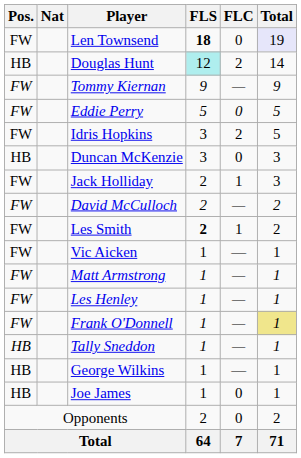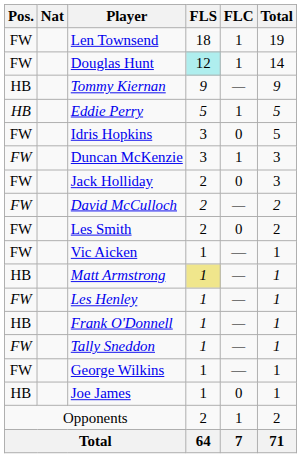(203, 39) bold -> (203, 39) normal
(239, 39) 0 -> (239, 39) 1
(277, 39) lavender background -> (277, 39) no background
(21, 63) HB -> (21, 63) FW
(239, 63) 2 -> (239, 63) 1
(21, 87) FW -> (21, 87) HB
(21, 110) FW -> (21, 110) HB
(239, 110) 0 -> (239, 110) 1
(239, 134) 2 -> (239, 134) 0
(21, 157) HB -> (21, 157) FW
(239, 157) 0 -> (239, 157) 1
(239, 181) 1 -> (239, 181) 0
(203, 228) bold -> (203, 228) normal
(239, 228) 1 -> (239, 228) 0
(21, 275) FW -> (21, 275) HB
(203, 275) no background -> (203, 275) khaki background
(21, 323) FW -> (21, 323) HB
(277, 323) khaki background -> (277, 323) no background
(21, 346) HB -> (21, 346) FW
(21, 370) HB -> (21, 370) FW
(239, 417) 0 -> (239, 417) 1
